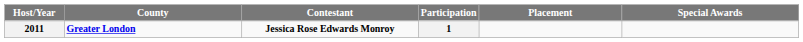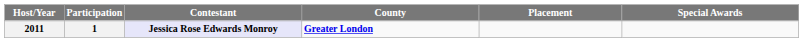columns swapped: (449, 13) <-> (153, 13)
(330, 29) no background -> (213, 29) lavender background
